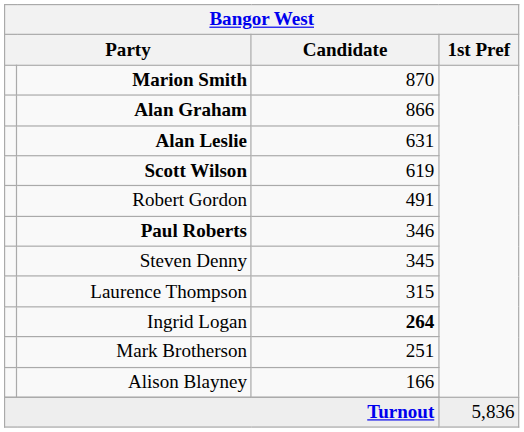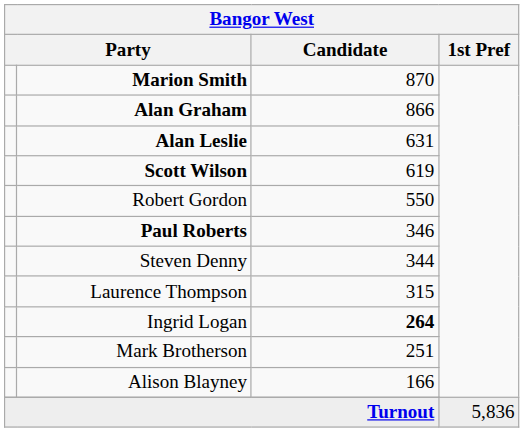(420, 200) 491 -> (420, 200) 550
(420, 261) 345 -> (420, 261) 344
